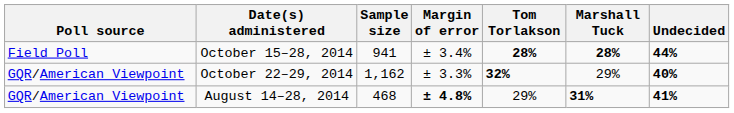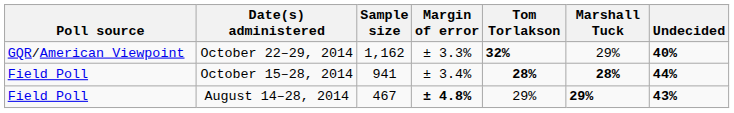rows swapped: (277, 75) <-> (277, 53)
(96, 96) GQR/American Viewpoint -> (48, 96) Field Poll
(384, 96) 468 -> (384, 96) 467
(581, 96) 31% -> (581, 96) 29%
(665, 96) 41% -> (665, 96) 43%
